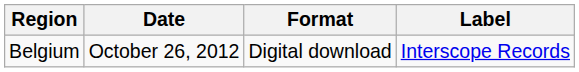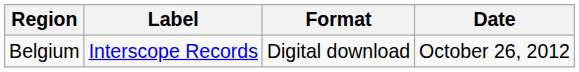columns swapped: (164, 19) <-> (485, 19)
